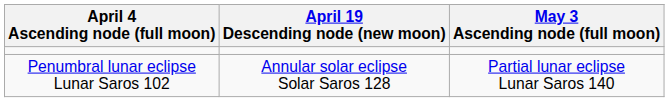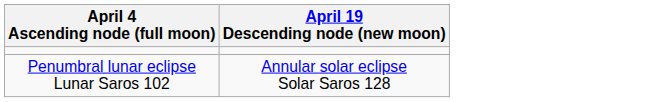- column: (557, 25)
